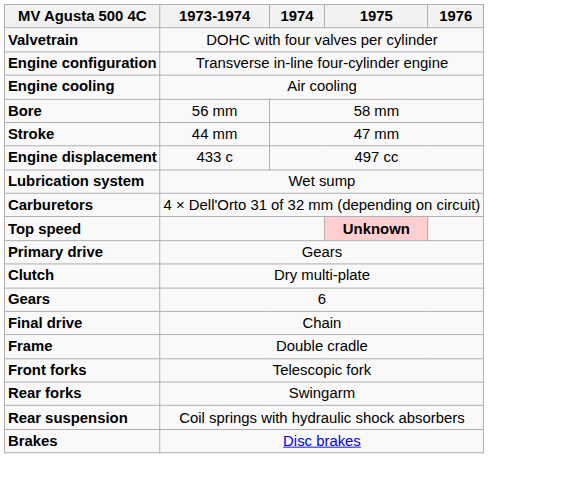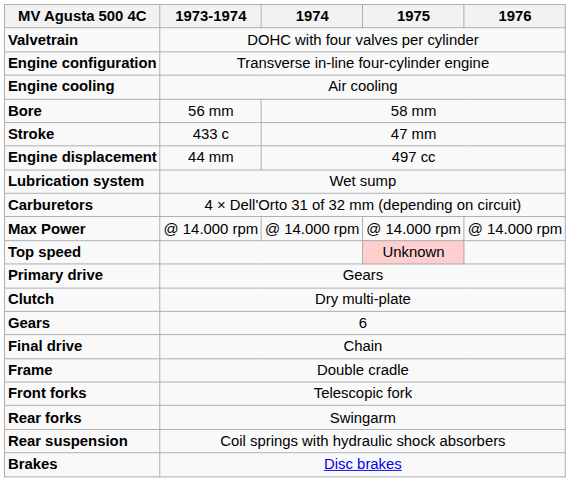(215, 134) 44 mm -> (211, 134) 433 c
(215, 157) 433 c -> (211, 157) 44 mm
+ row: (47, 228)
(376, 228) bold -> (414, 252) normal
